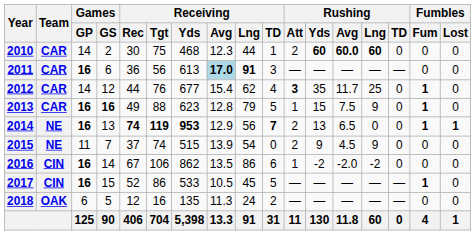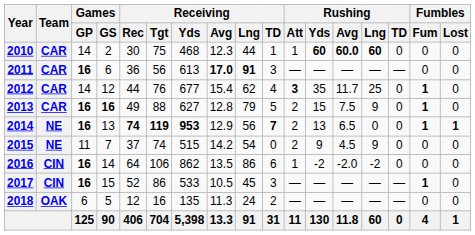(295, 51) 2 -> (295, 51) 1
(221, 70) lightblue background -> (221, 70) no background
(189, 107) 623 -> (189, 107) 627
(295, 107) 1 -> (295, 107) 2
(221, 145) 13.9 -> (221, 145) 14.2
(133, 164) 67 -> (133, 164) 64
(273, 182) 5 -> (273, 182) 3
